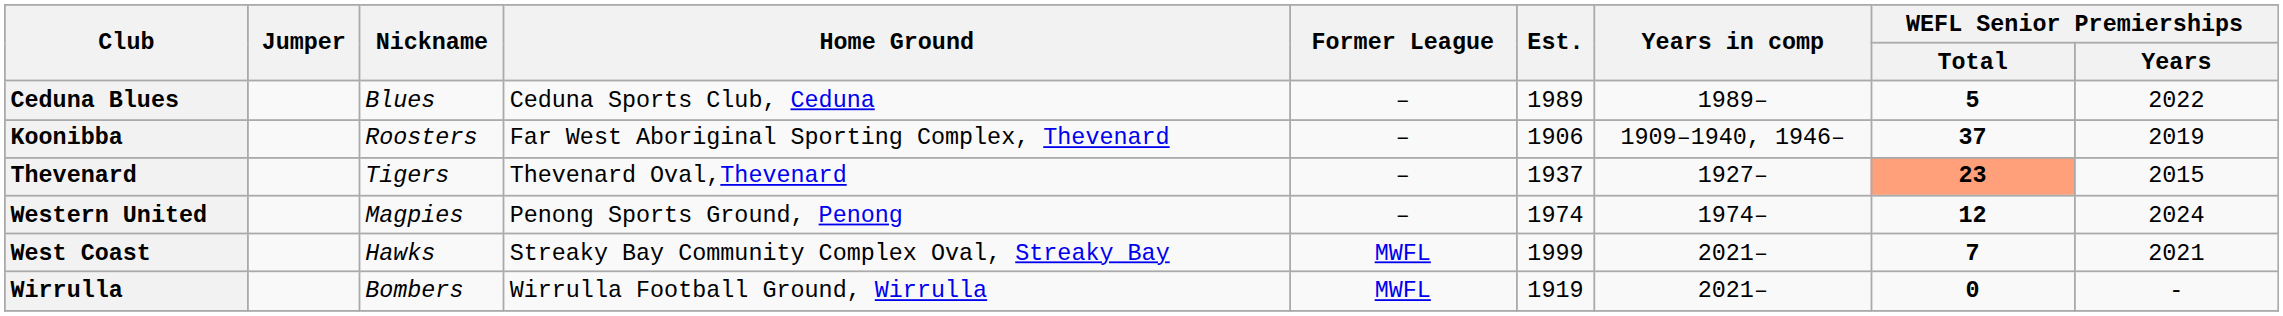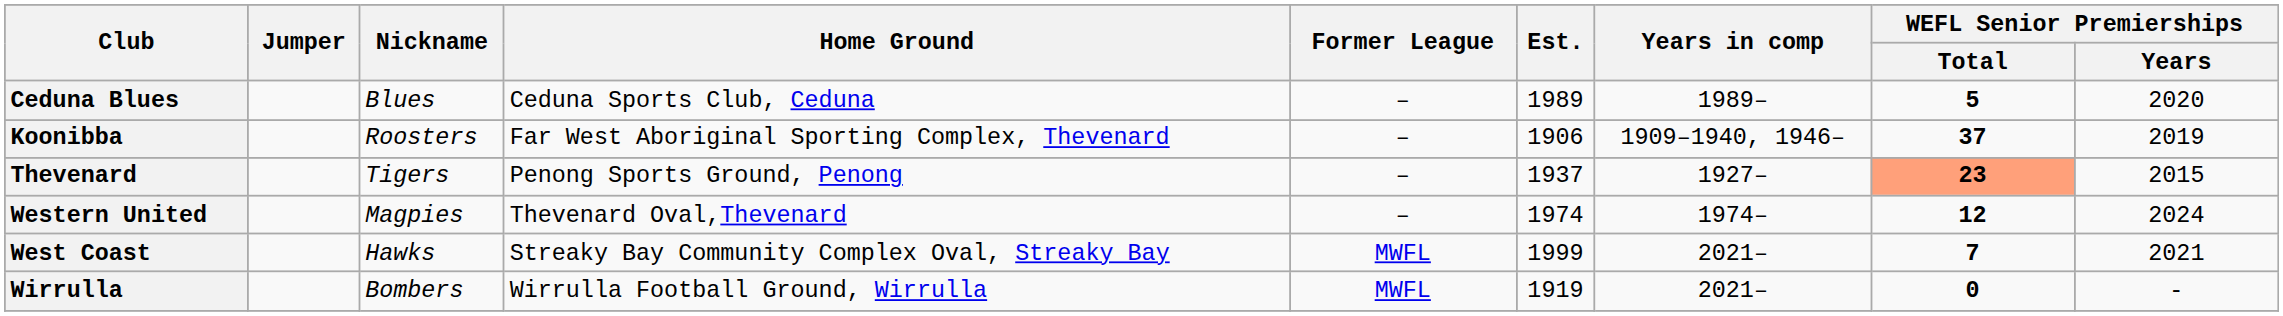(2176, 100) 2022 -> (2176, 100) 2020
(678, 177) Thevenard Oval,Thevenard -> (706, 177) Penong Sports Ground, Penong
(706, 215) Penong Sports Ground, Penong -> (678, 215) Thevenard Oval,Thevenard
